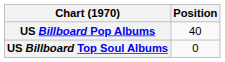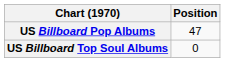(195, 31) 40 -> (195, 31) 47
